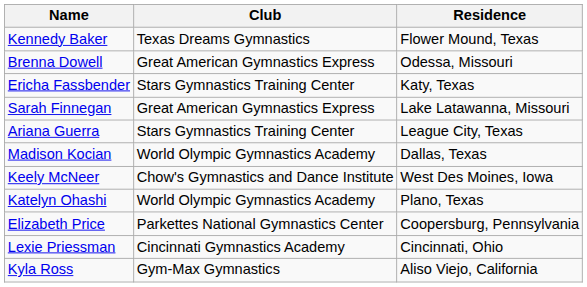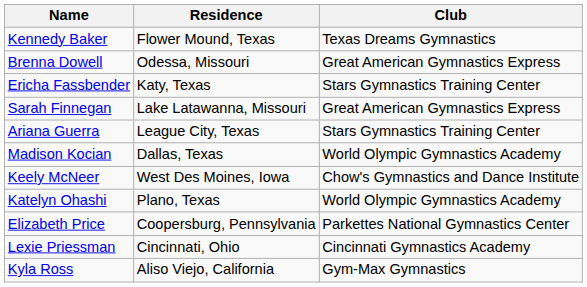columns swapped: (265, 16) <-> (490, 16)
